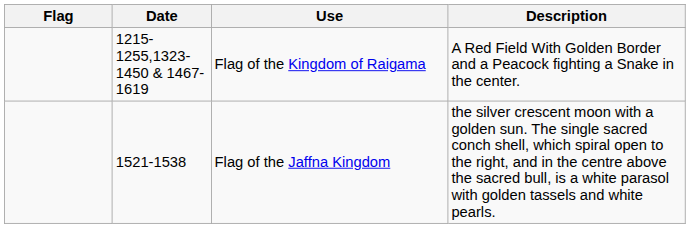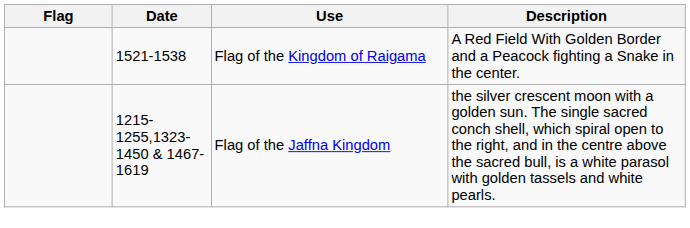(160, 64) 1215-1255,1323-1450 & 1467-1619 -> (151, 56) 1521-1538
(151, 162) 1521-1538 -> (160, 145) 1215-1255,1323-1450 & 1467-1619
